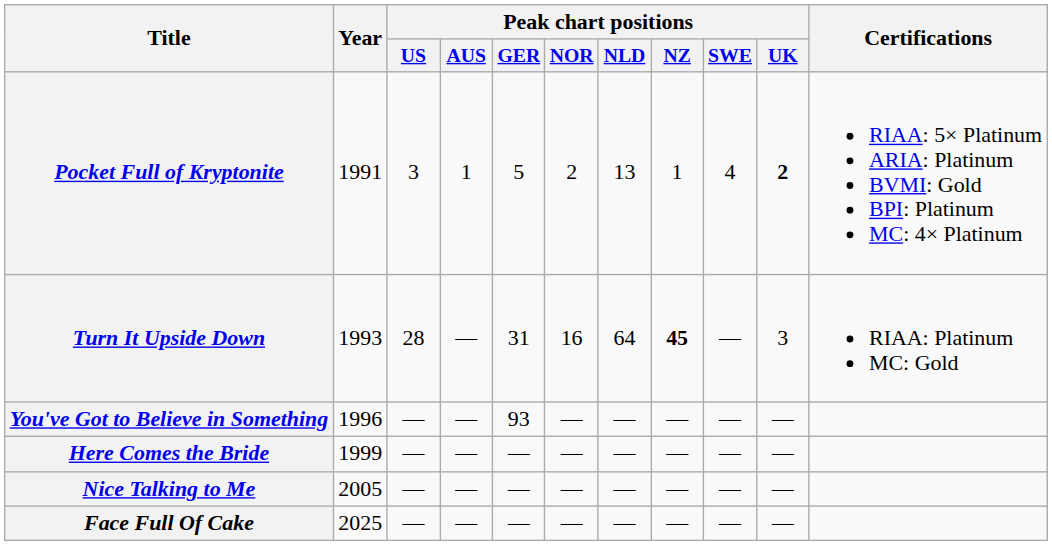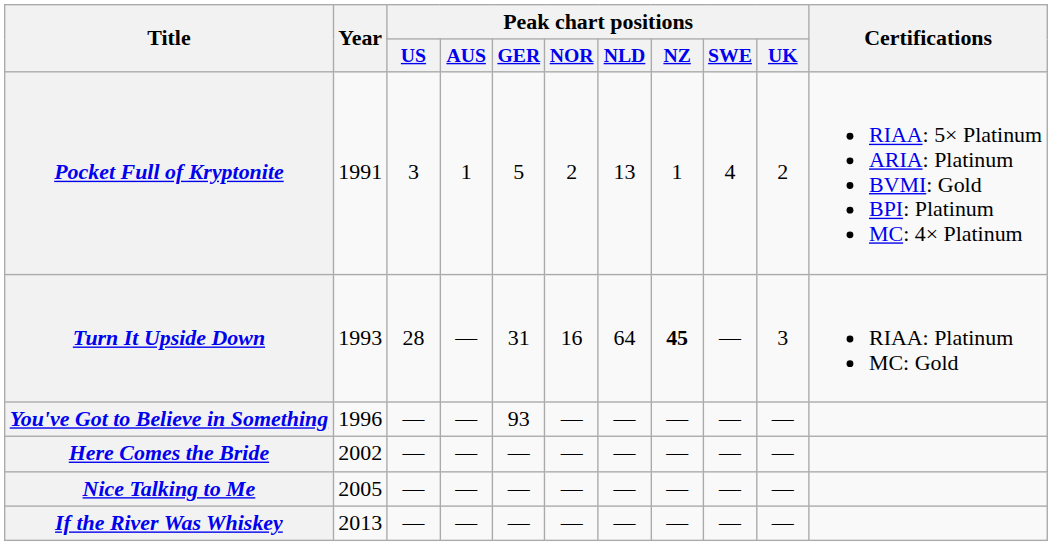(783, 172) bold -> (783, 172) normal
(360, 453) 1999 -> (360, 453) 2002
+ row: (169, 523)
- row: (169, 523)
